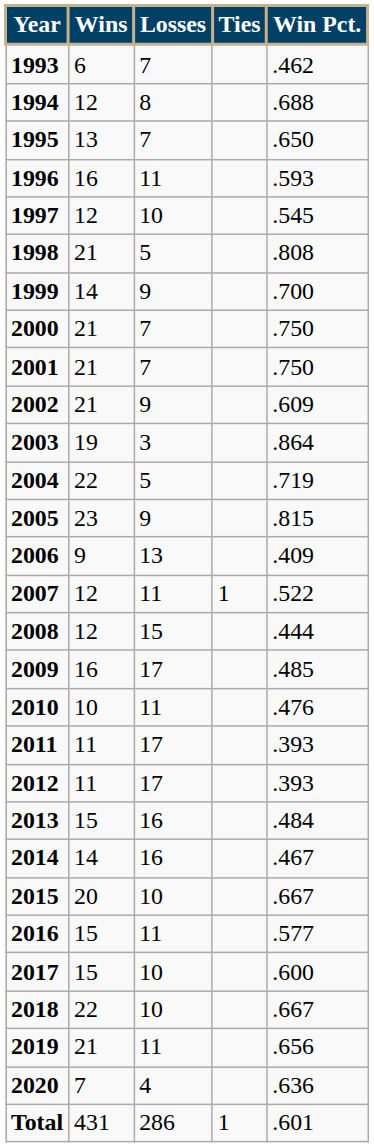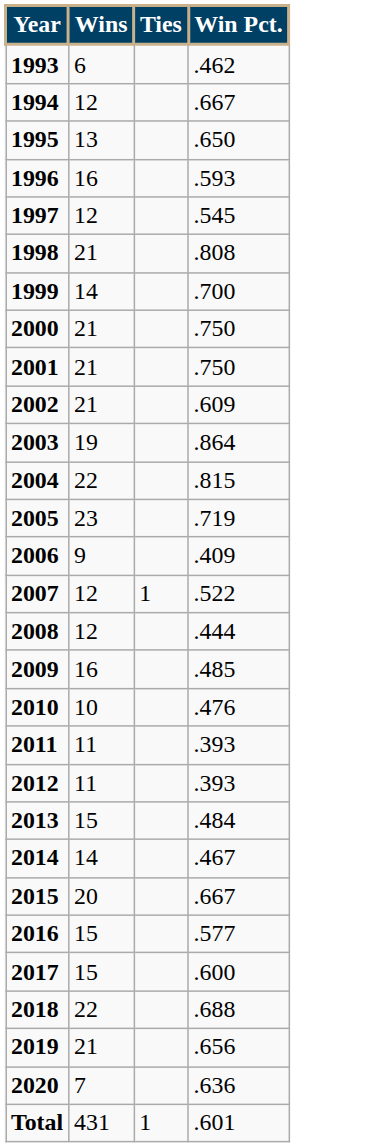- column: (173, 24)
(293, 102) .688 -> (214, 102) .667
(293, 480) .719 -> (214, 480) .815
(293, 517) .815 -> (214, 517) .719
(293, 1009) .667 -> (214, 1009) .688
